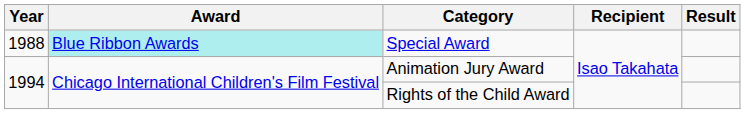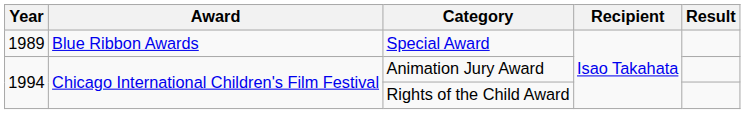(26, 43) 1988 -> (26, 43) 1989
(125, 43) paleturquoise background -> (125, 43) no background
